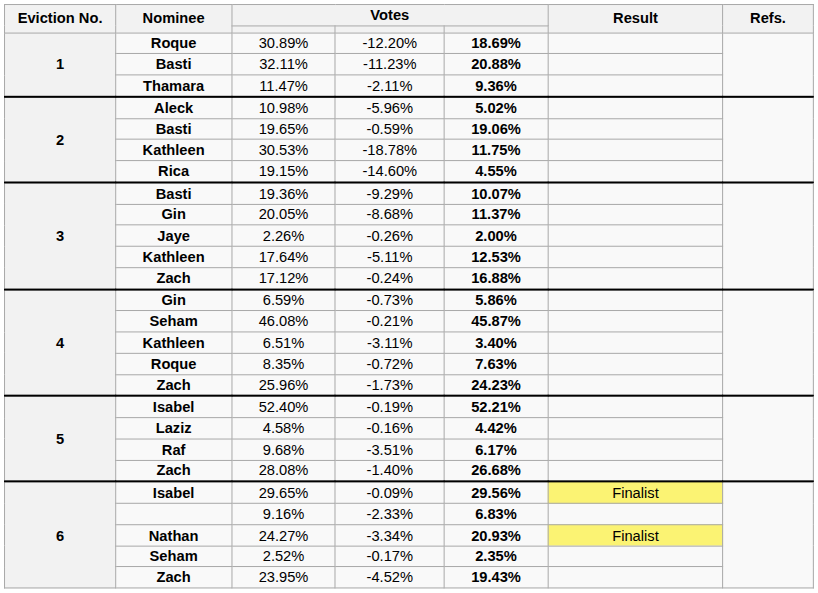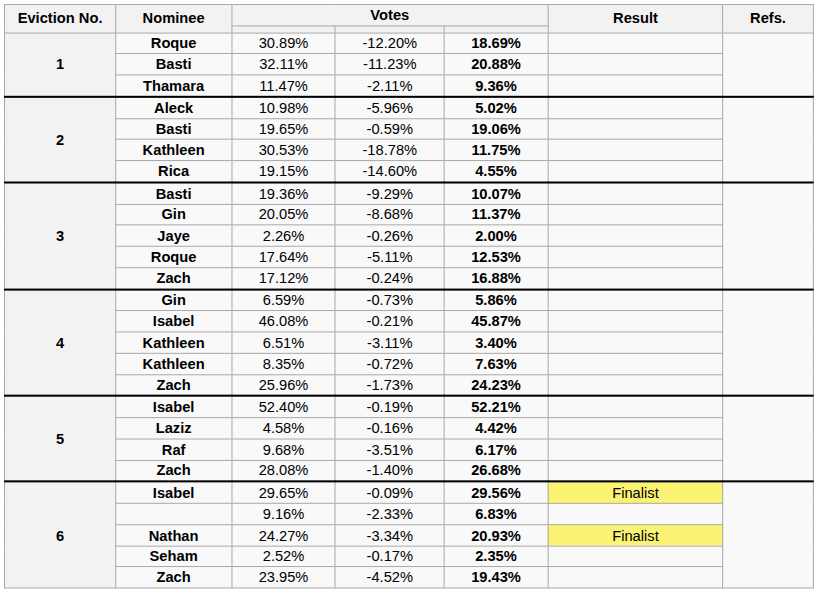(174, 257) Kathleen -> (174, 257) Roque
(174, 322) Seham -> (174, 322) Isabel
(174, 364) Roque -> (174, 364) Kathleen
